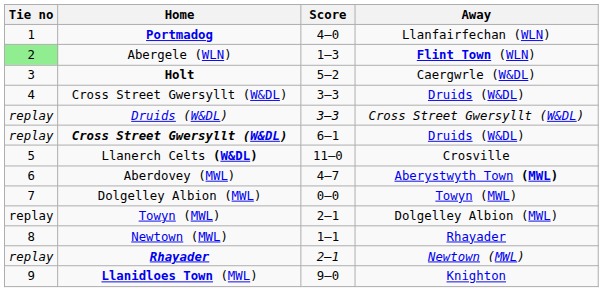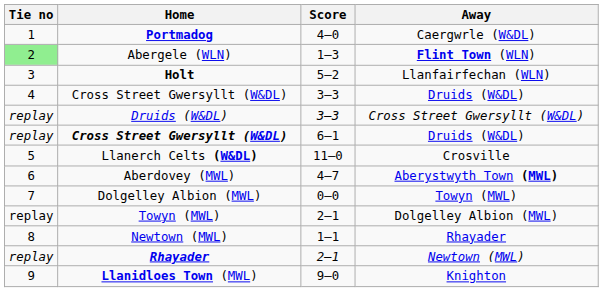(476, 35) Llanfairfechan (WLN) -> (476, 35) Caergwrle (W&DL)
(476, 75) Caergwrle (W&DL) -> (476, 75) Llanfairfechan (WLN)
